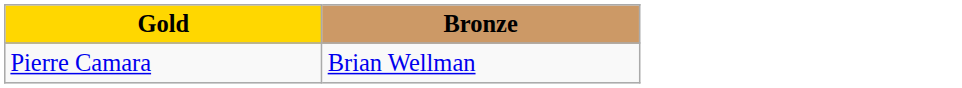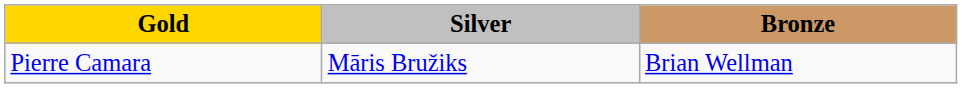+ column: (481, 23)
